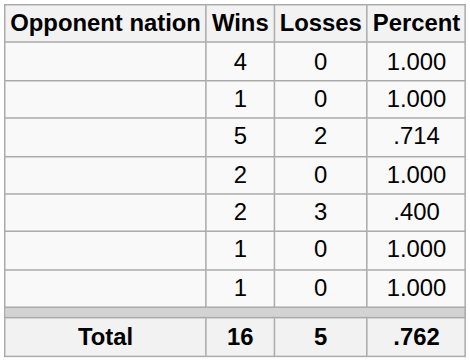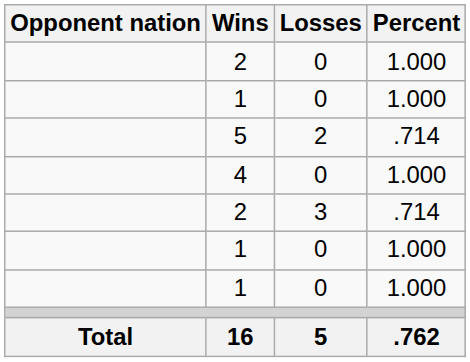rows swapped: (240, 174) <-> (240, 61)
(417, 212) .400 -> (417, 212) .714
